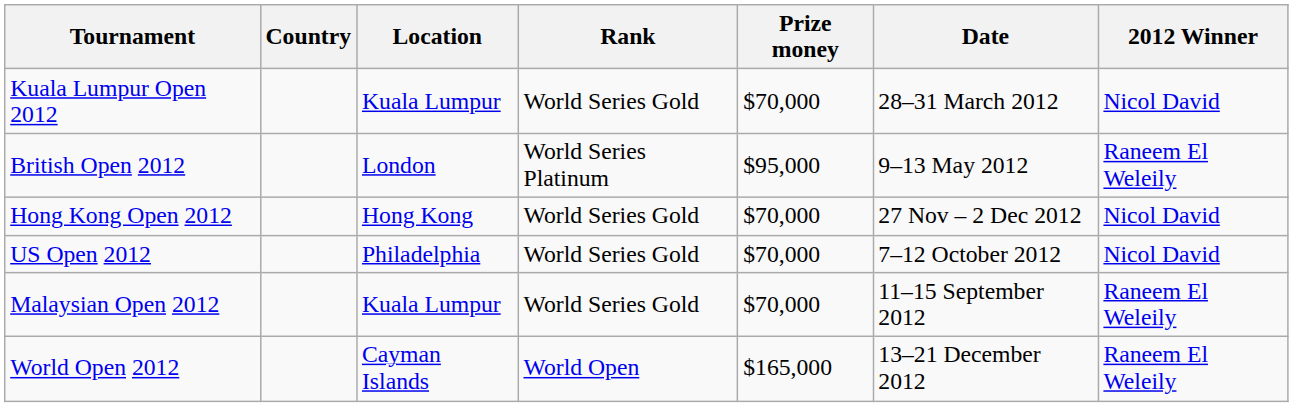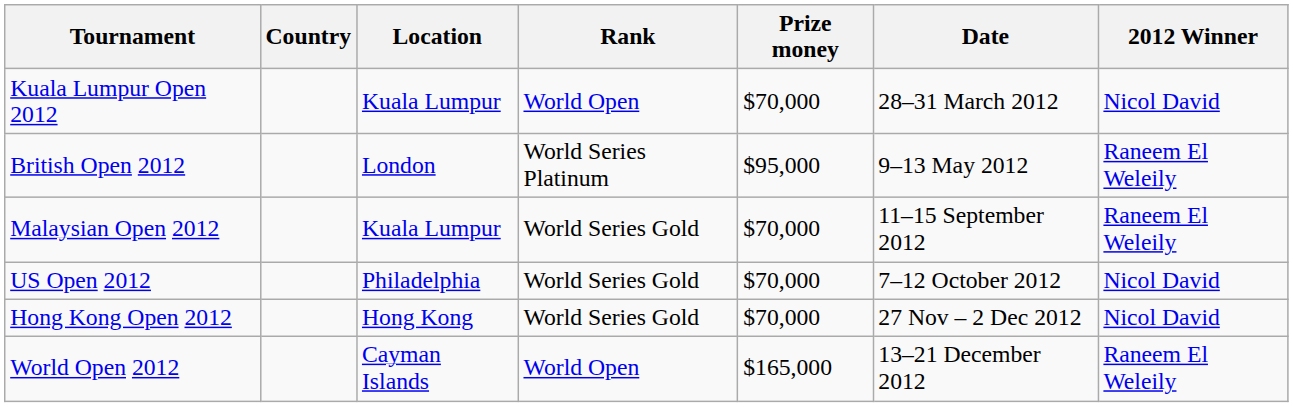(611, 100) World Series Gold -> (581, 100) World Open
rows swapped: (115, 304) <-> (121, 215)
